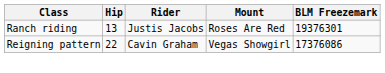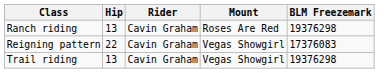(166, 28) Justis Jacobs -> (163, 28) Cavin Graham
(319, 28) 19376301 -> (313, 28) 19376298
(319, 44) 17376086 -> (313, 44) 17376083
+ row: (42, 60)
